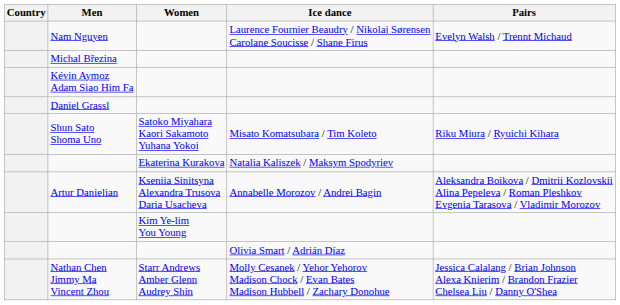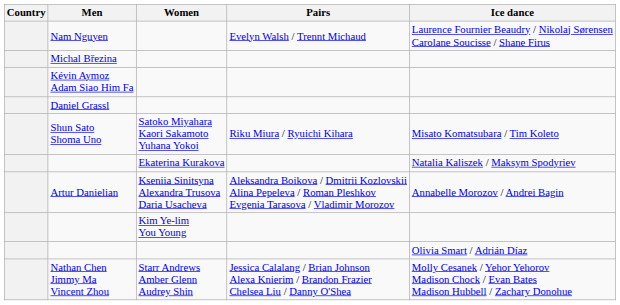columns swapped: (524, 13) <-> (330, 13)
